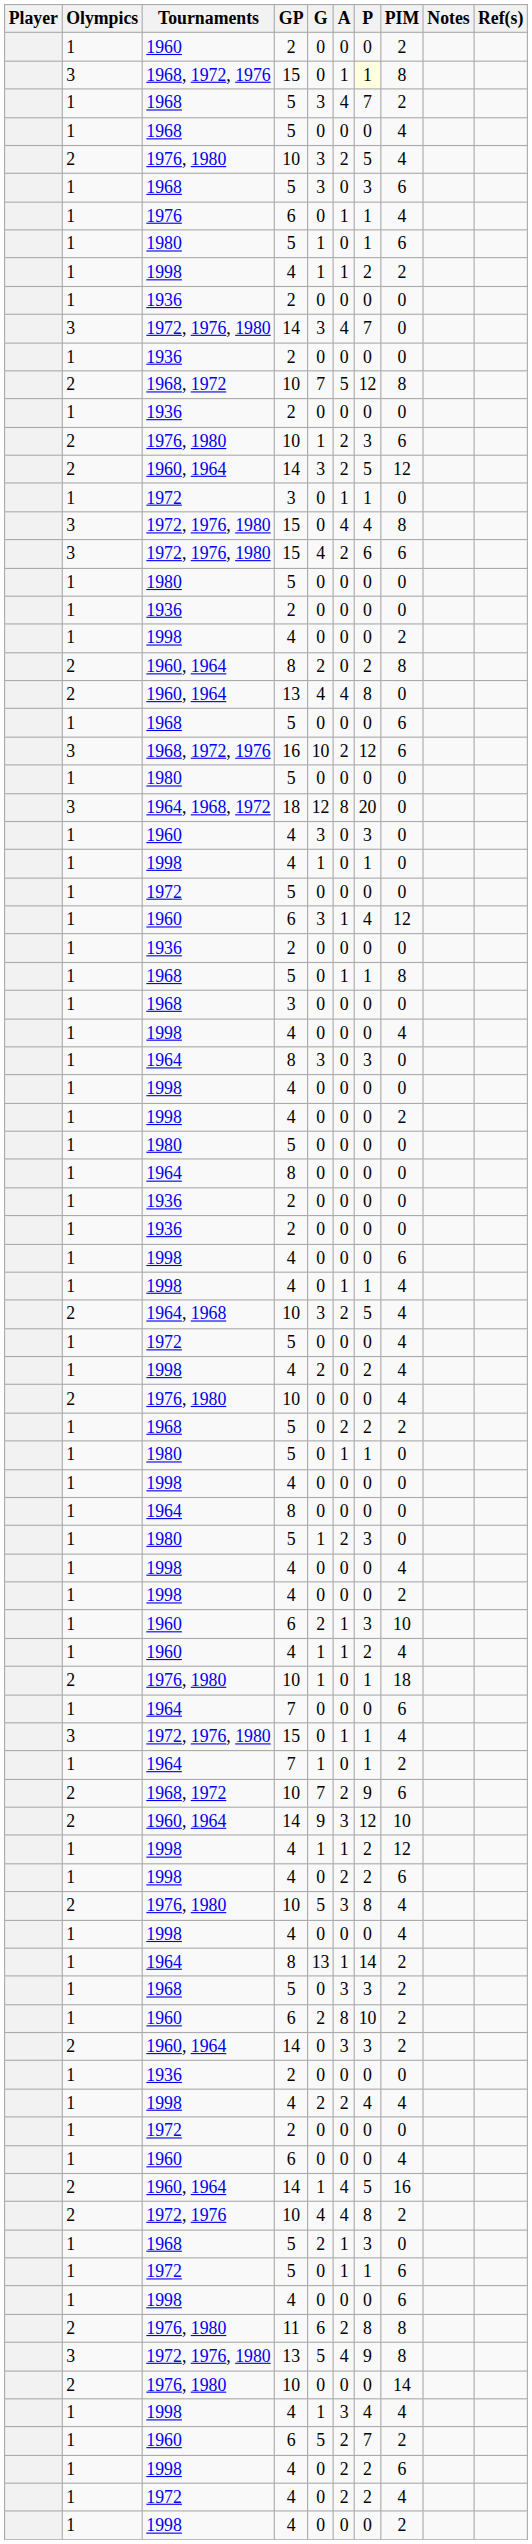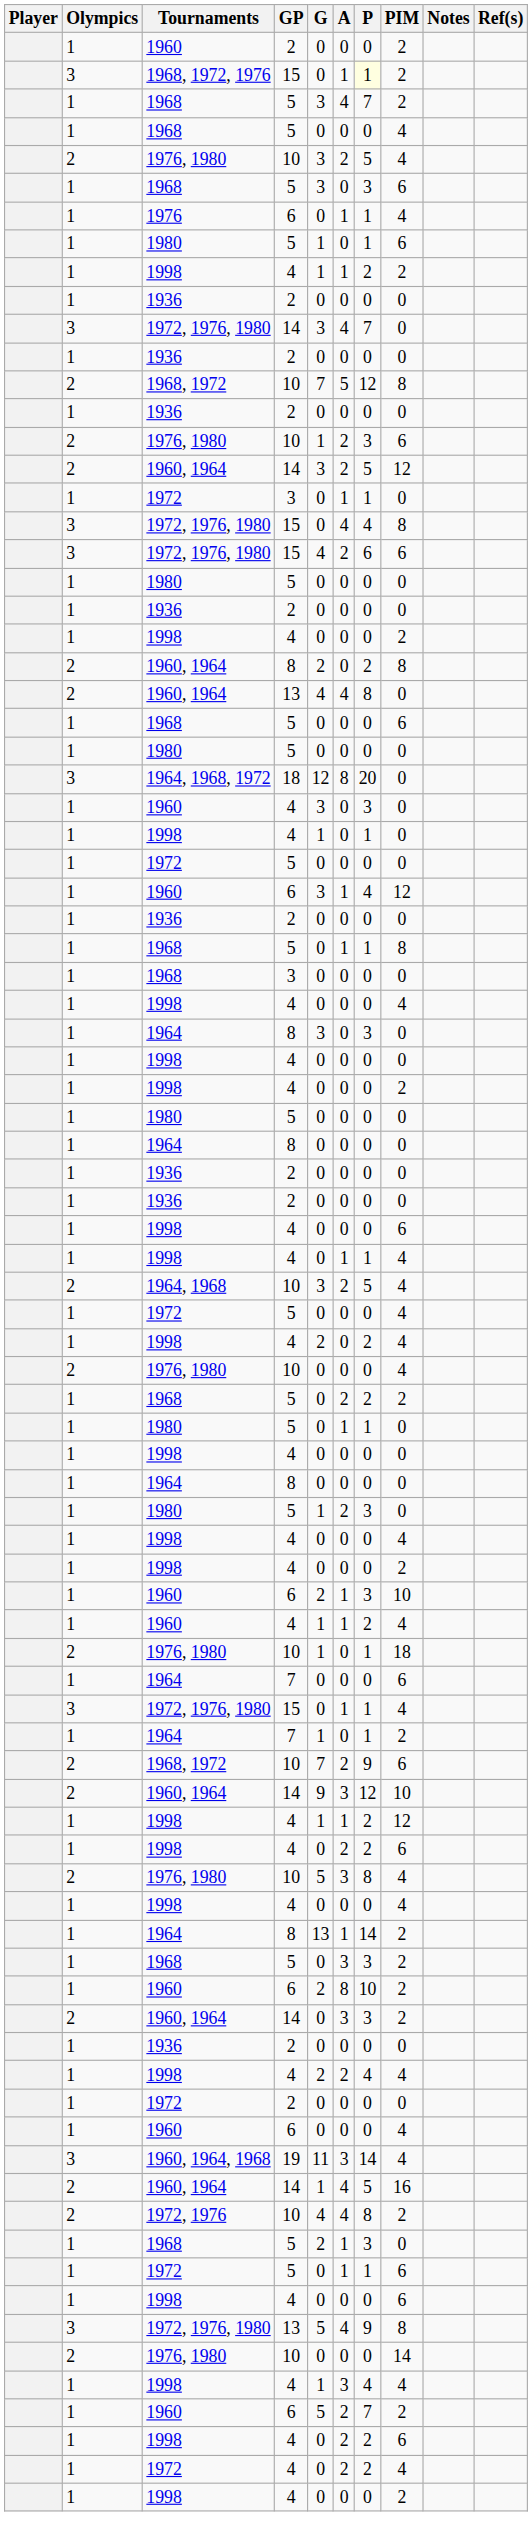(402, 74) 8 -> (402, 74) 2
- row: (209, 750)
+ row: (209, 2159)
- row: (186, 2328)
